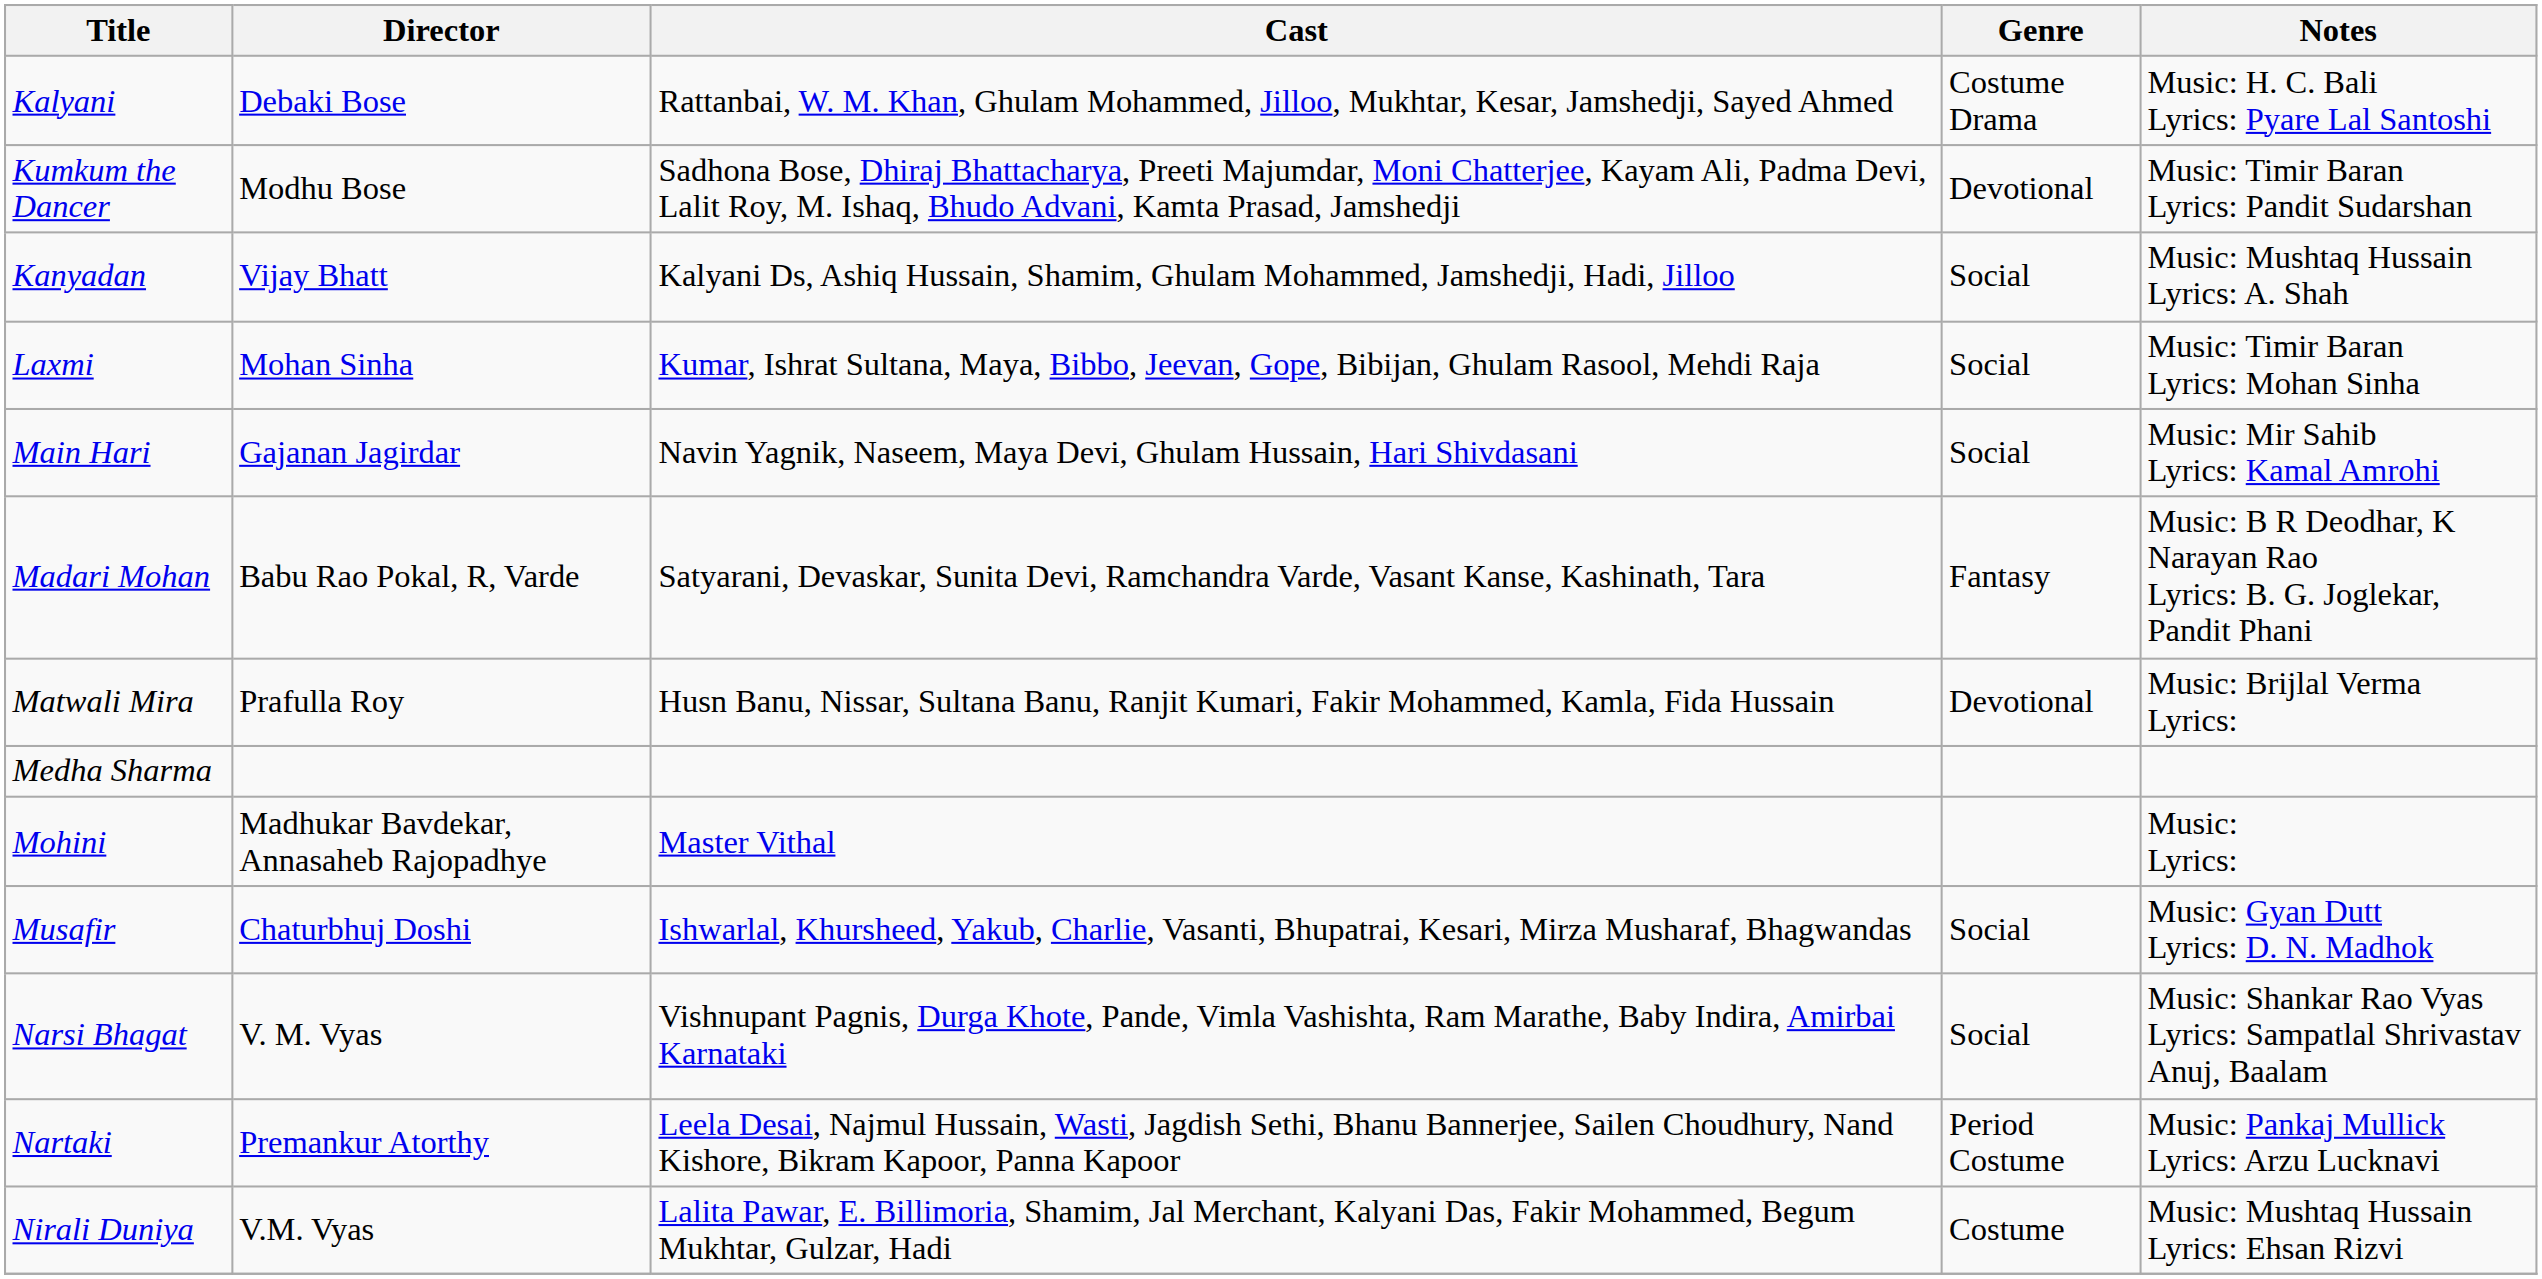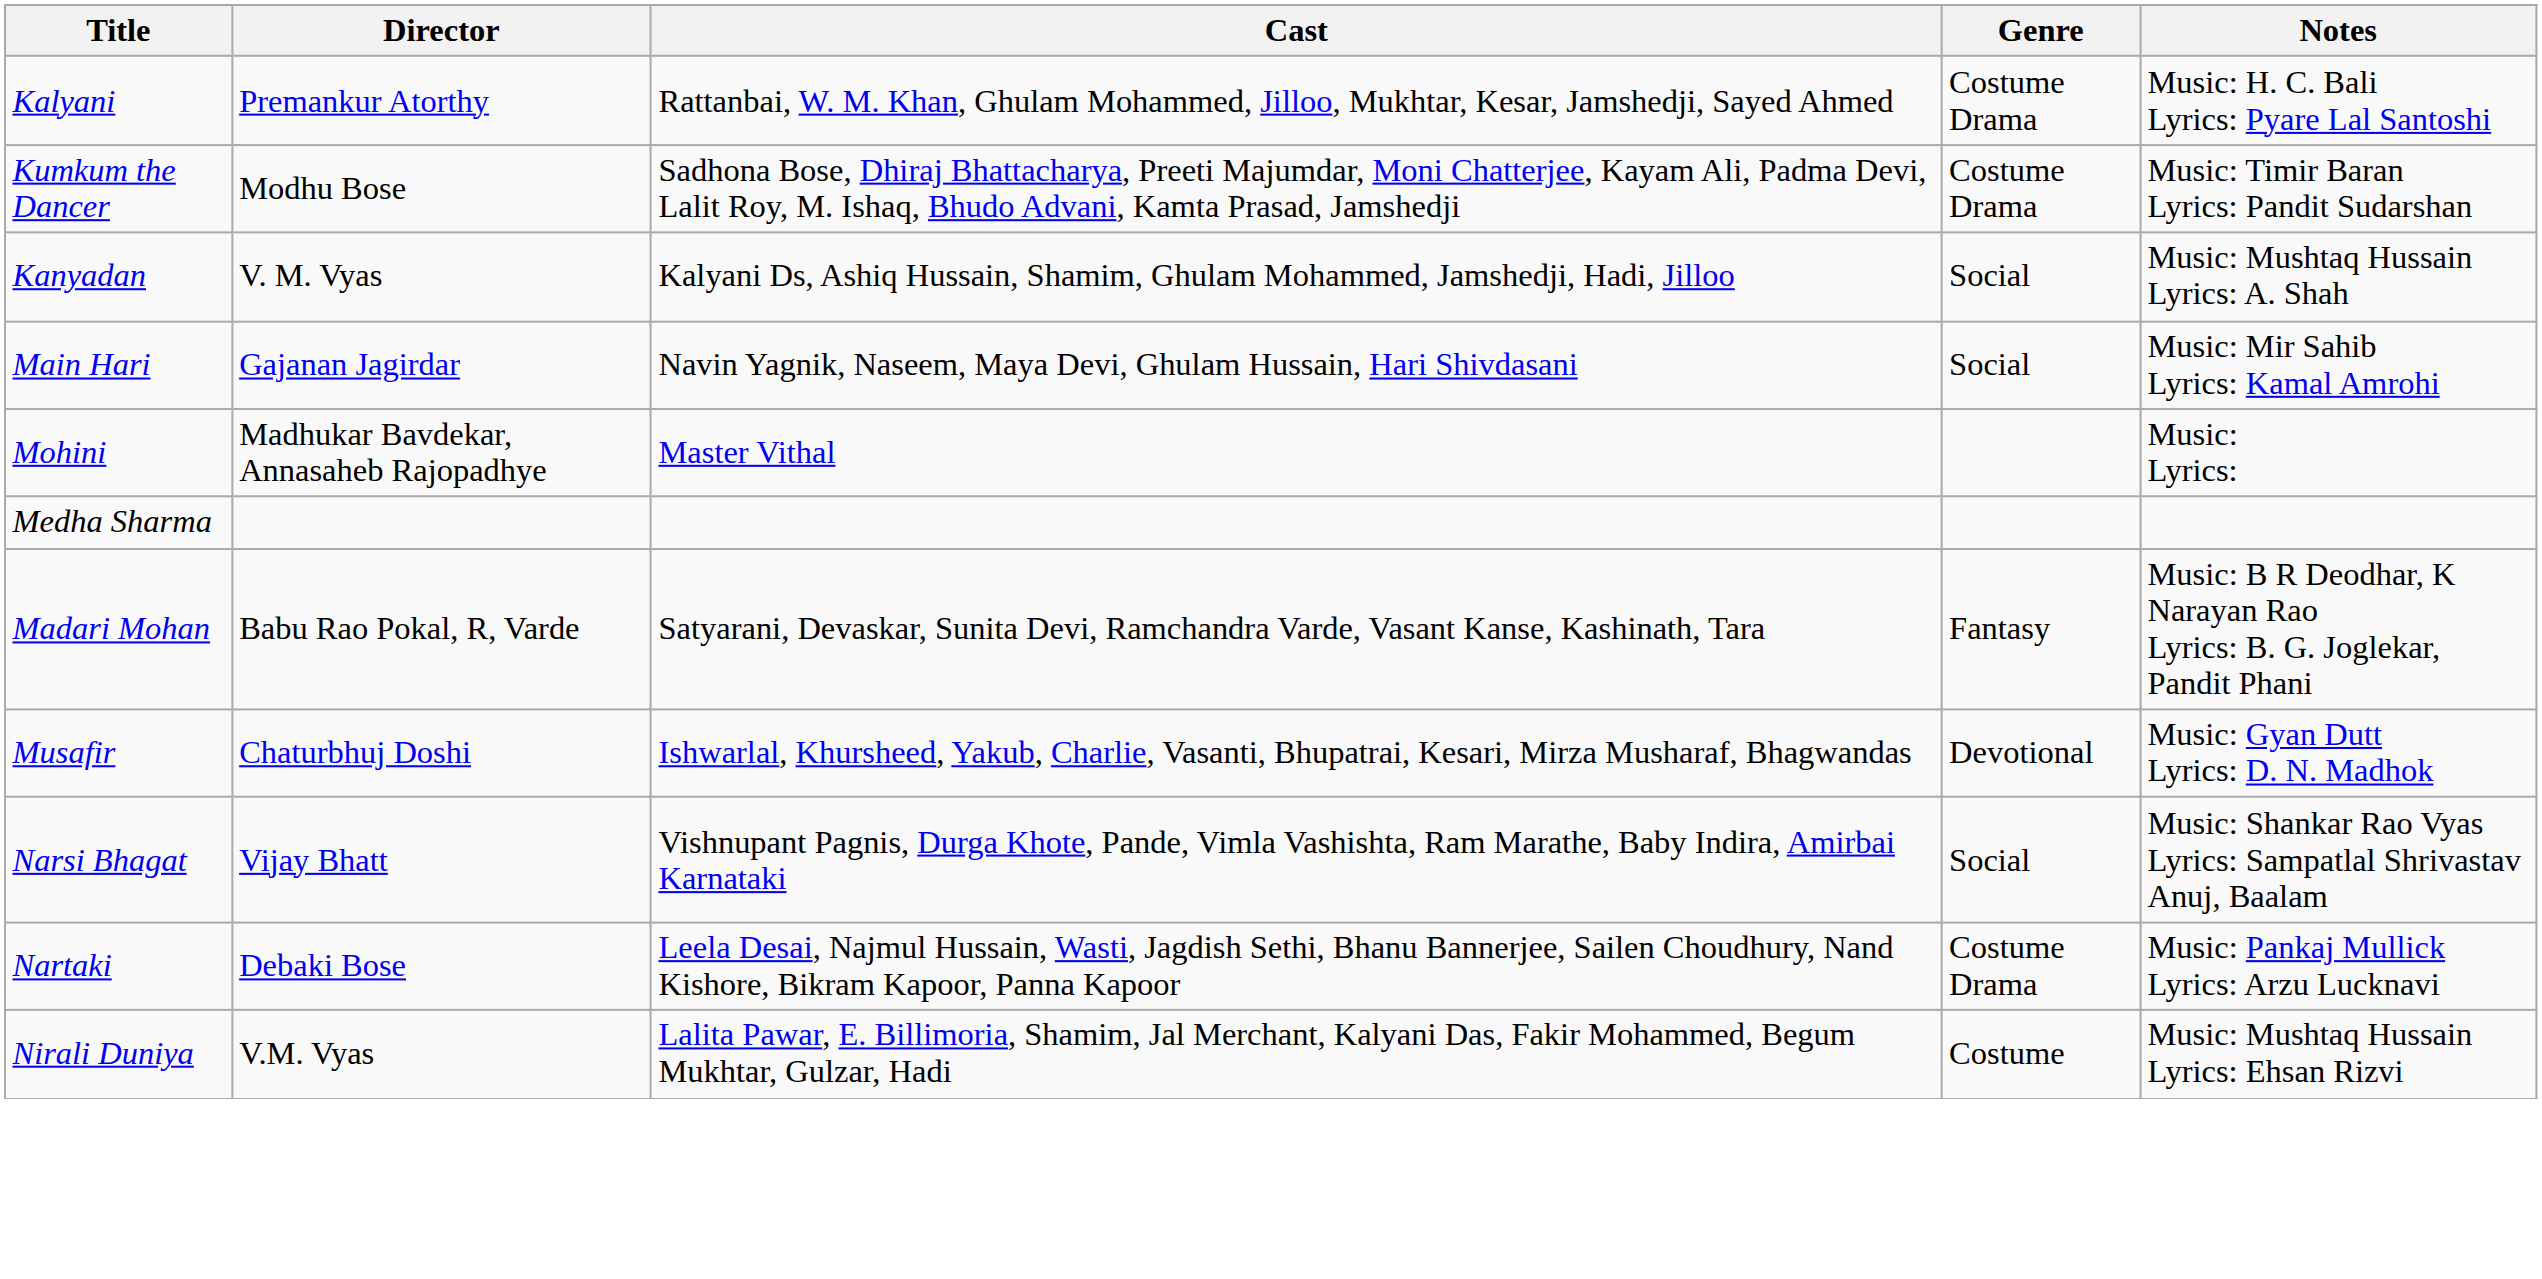(323, 100) Debaki Bose -> (364, 100) Premankur Atorthy
(2021, 188) Devotional -> (2007, 188) Costume Drama
(313, 276) Vijay Bhatt -> (311, 276) V. M. Vyas
- row: (53, 364)
rows swapped: (111, 576) <-> (59, 840)
- row: (103, 701)
(1990, 929) Social -> (2021, 752) Devotional
(311, 1035) V. M. Vyas -> (313, 859) Vijay Bhatt
(364, 1141) Premankur Atorthy -> (323, 965) Debaki Bose
(2007, 1141) Period Costume -> (2007, 965) Costume Drama
